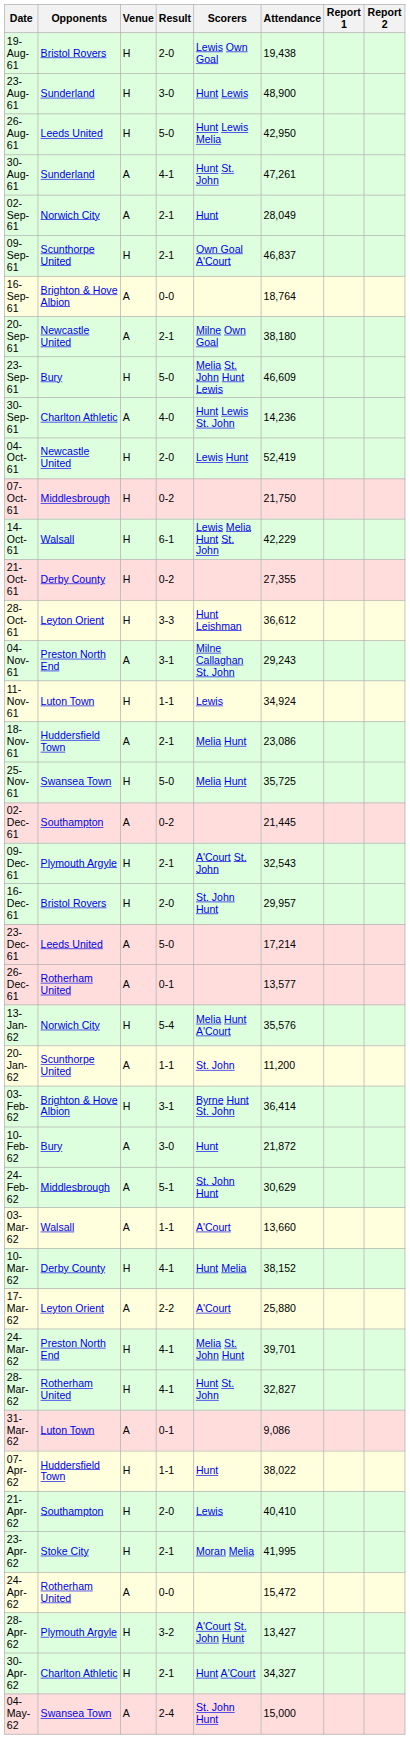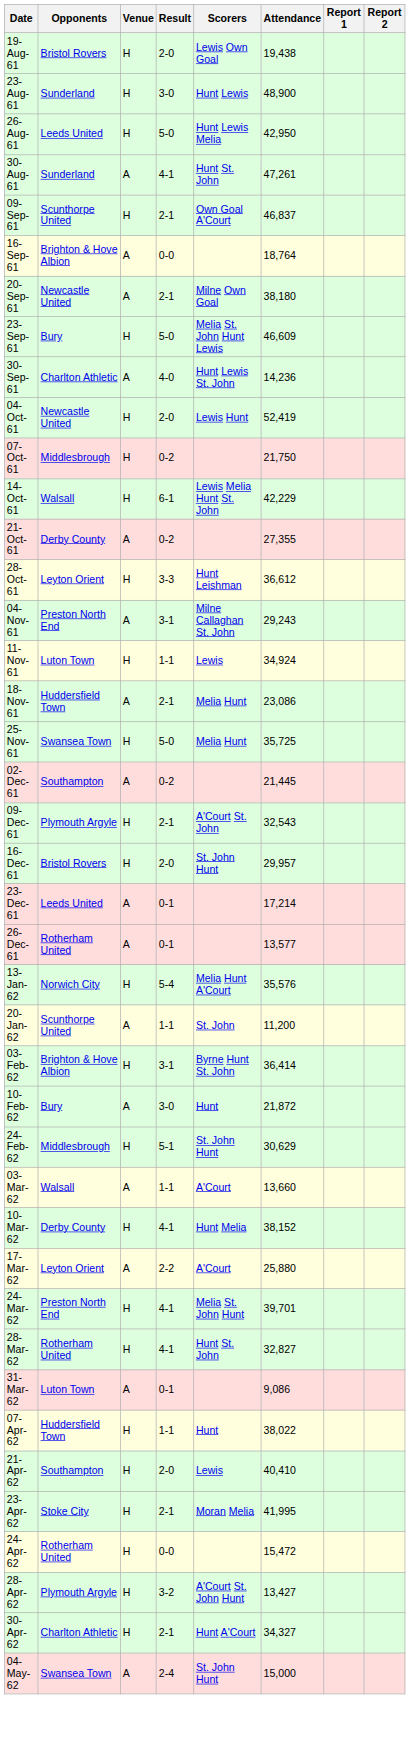- row: (18, 215)
(127, 579) H -> (126, 539) A
(166, 944) 5-0 -> (166, 904) 0-1
(126, 1187) A -> (127, 1147) H
(126, 1592) A -> (127, 1552) H
